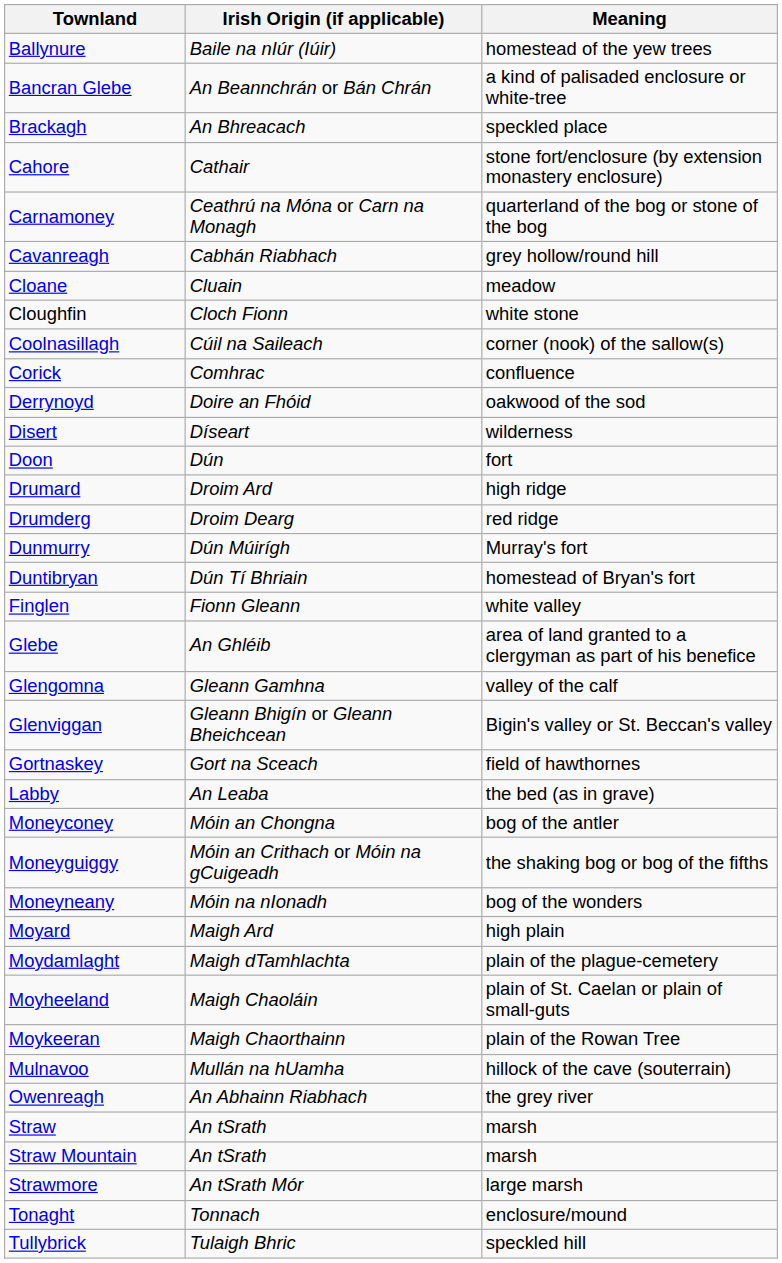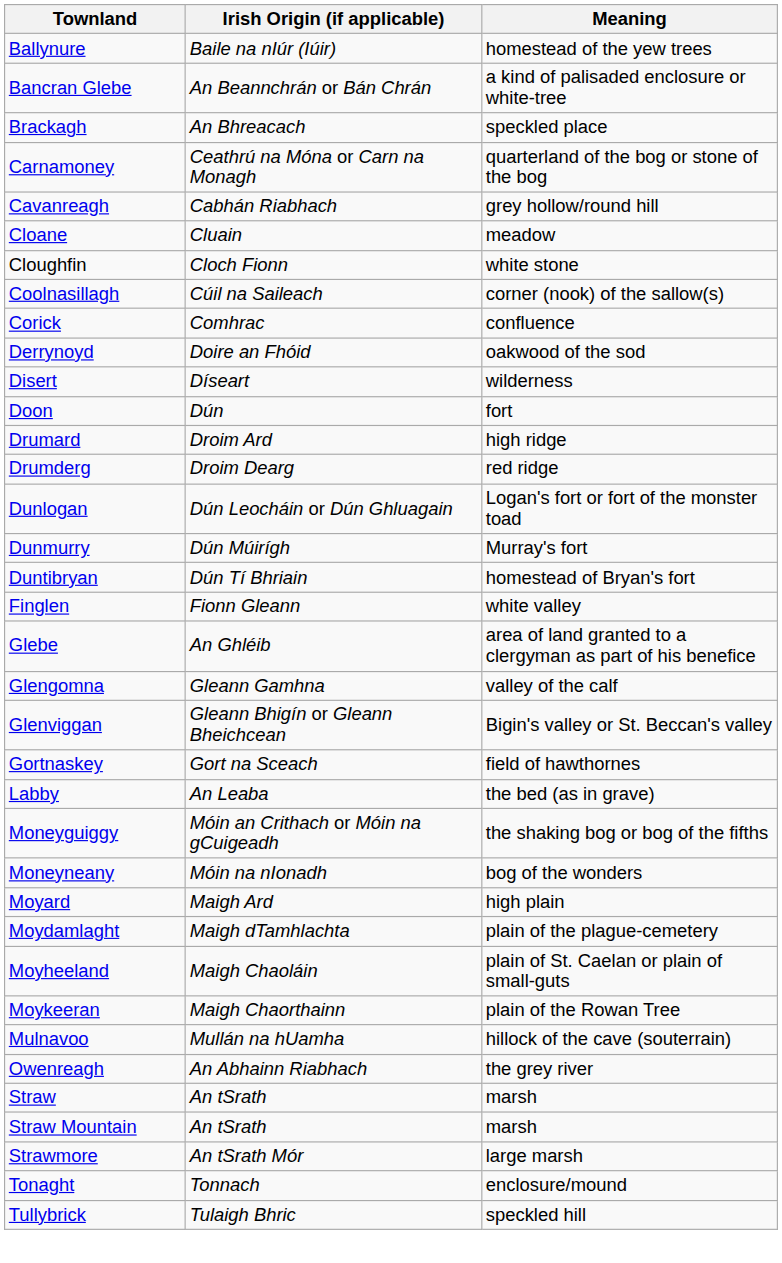- row: (39, 166)
+ row: (48, 508)
- row: (61, 822)
